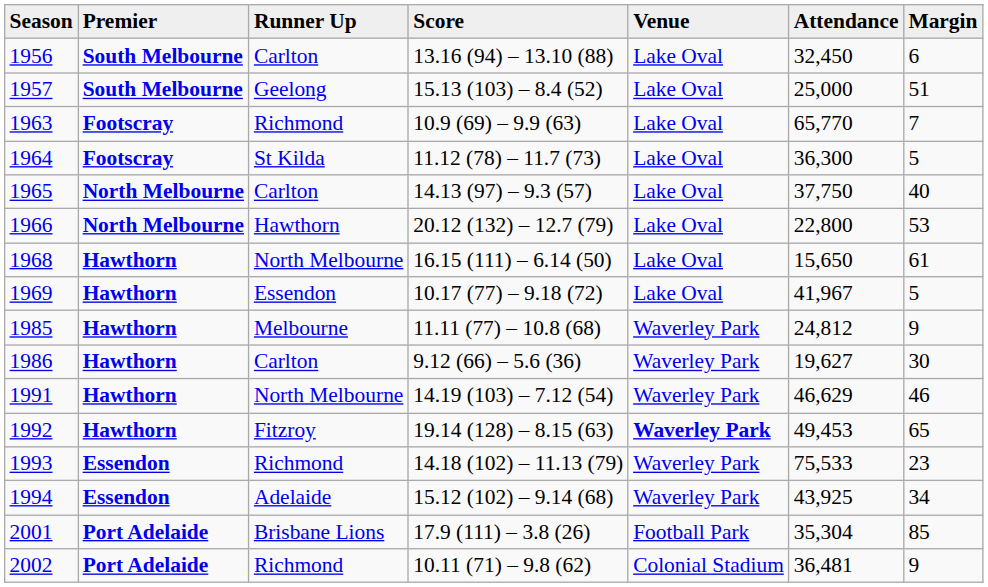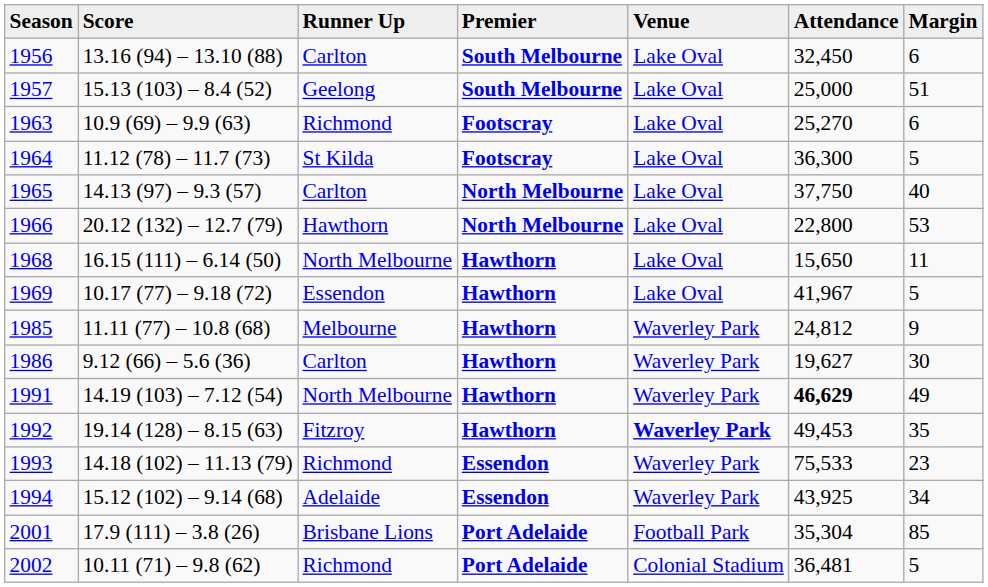columns swapped: (120, 21) <-> (439, 21)
(823, 123) 65,770 -> (823, 123) 25,270
(914, 123) 7 -> (914, 123) 6
(919, 259) 61 -> (919, 259) 11
(823, 395) normal -> (823, 395) bold
(919, 395) 46 -> (919, 395) 49
(919, 429) 65 -> (919, 429) 35
(914, 565) 9 -> (914, 565) 5
